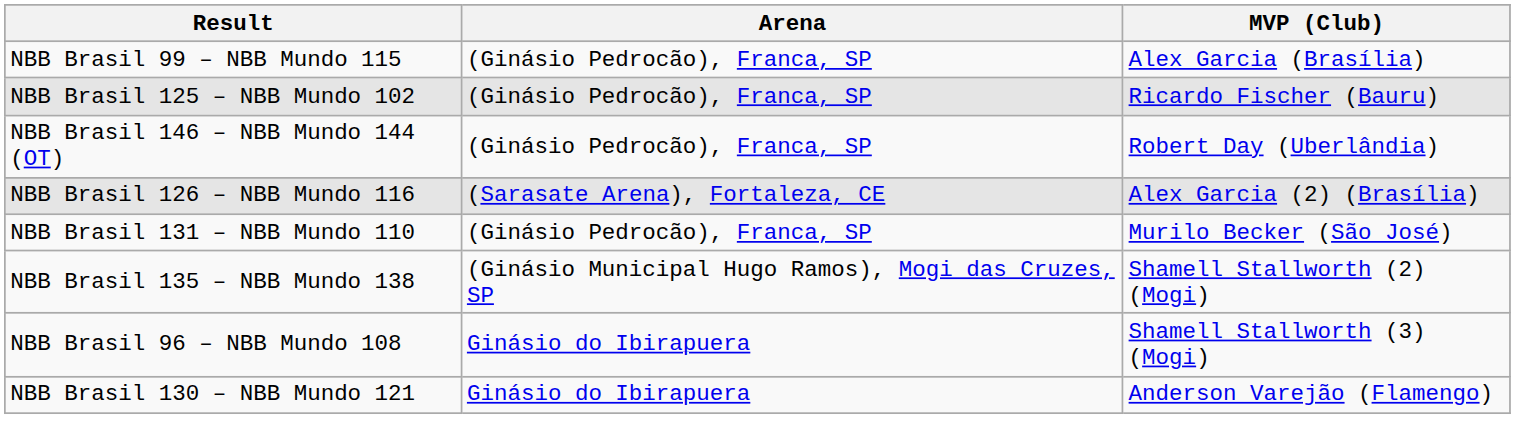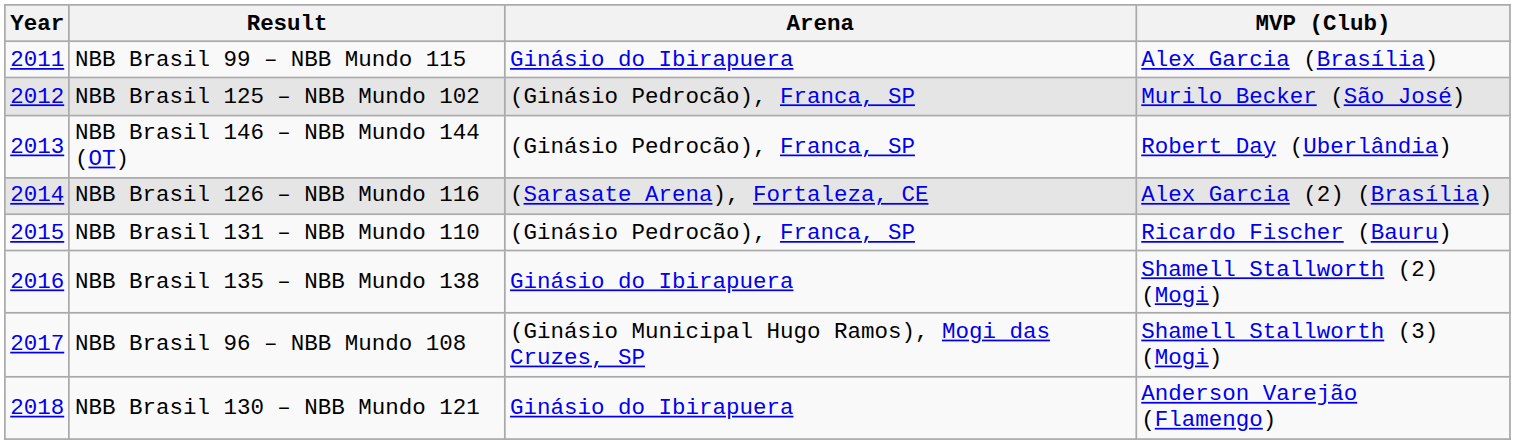+ column: (37, 23)
(669, 60) (Ginásio Pedrocão), Franca, SP -> (652, 60) Ginásio do Ibirapuera
(1284, 97) Ricardo Fischer (Bauru) -> (1303, 97) Murilo Becker (São José)
(1291, 232) Murilo Becker (São José) -> (1296, 232) Ricardo Fischer (Bauru)
(791, 282) (Ginásio Municipal Hugo Ramos), Mogi das Cruzes, SP -> (652, 282) Ginásio do Ibirapuera
(609, 345) Ginásio do Ibirapuera -> (780, 345) (Ginásio Municipal Hugo Ramos), Mogi das Cruzes, SP
